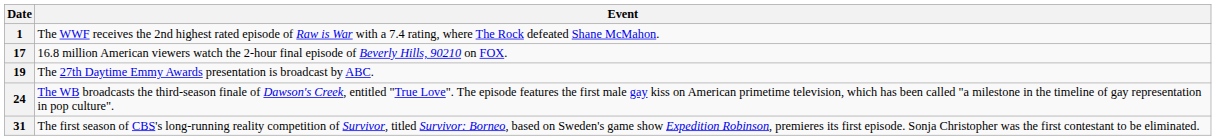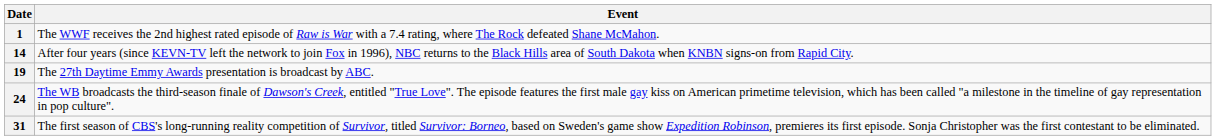+ row: (20, 53)
- row: (20, 53)
